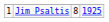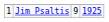(76, 11) 8 -> (76, 11) 9
